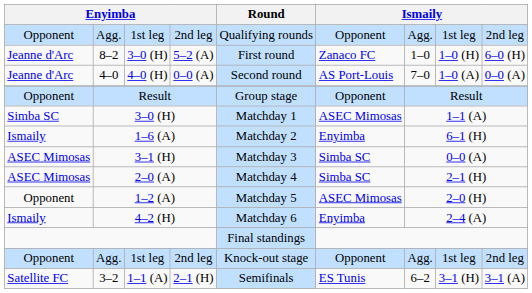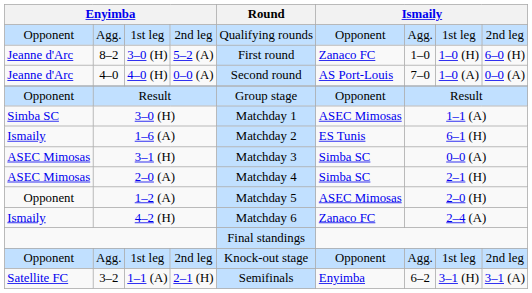(342, 136) Enyimba -> (342, 136) ES Tunis
(342, 217) Enyimba -> (347, 217) Zanaco FC
(342, 278) ES Tunis -> (342, 278) Enyimba
